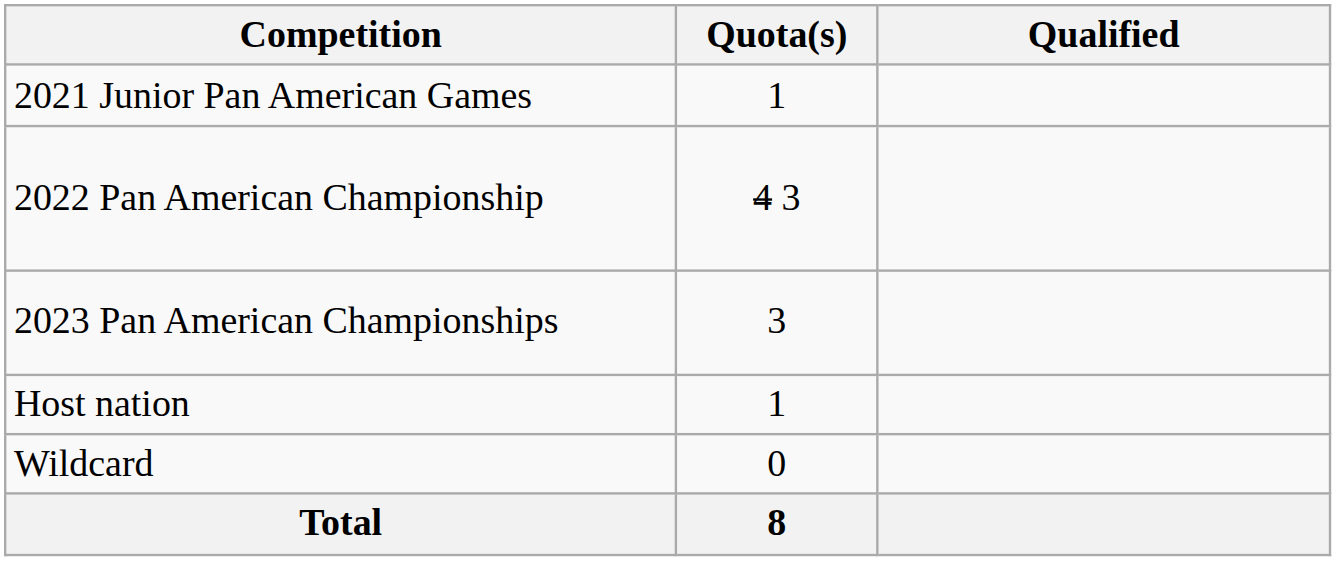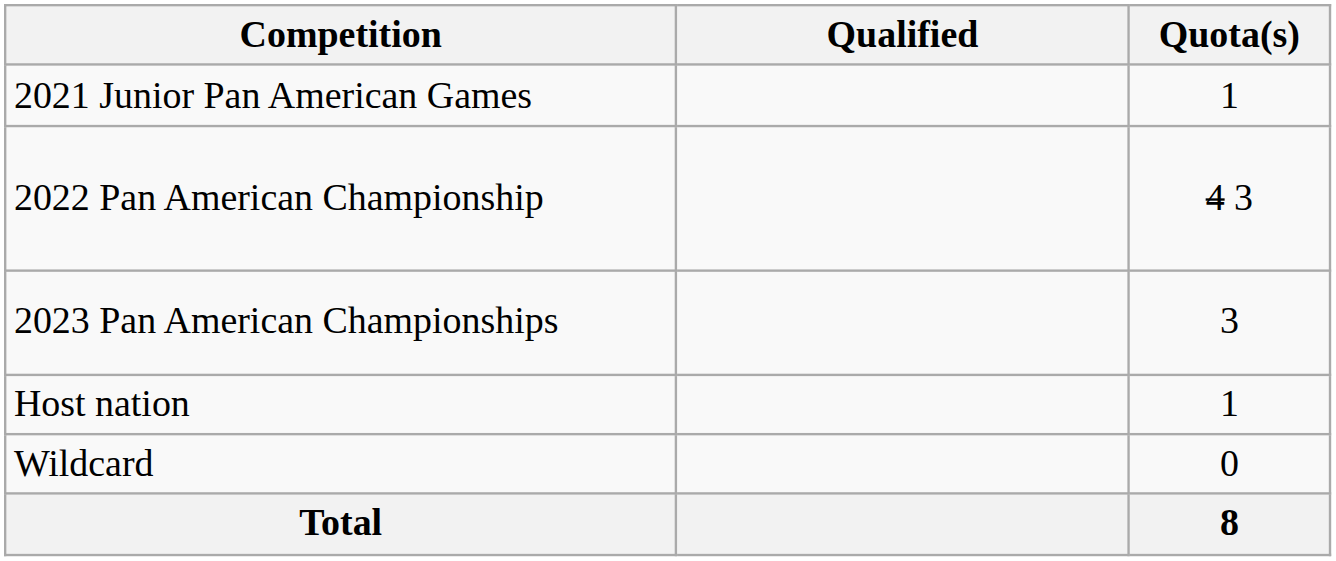columns swapped: (777, 34) <-> (1104, 34)
